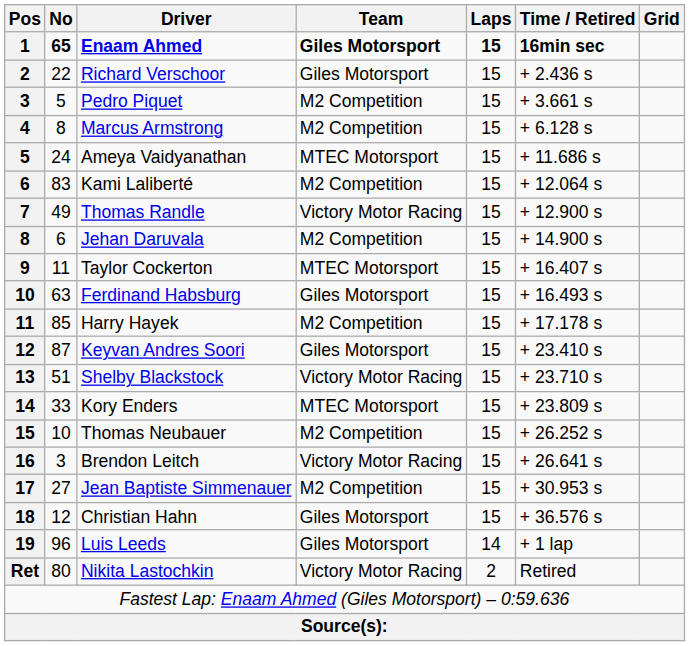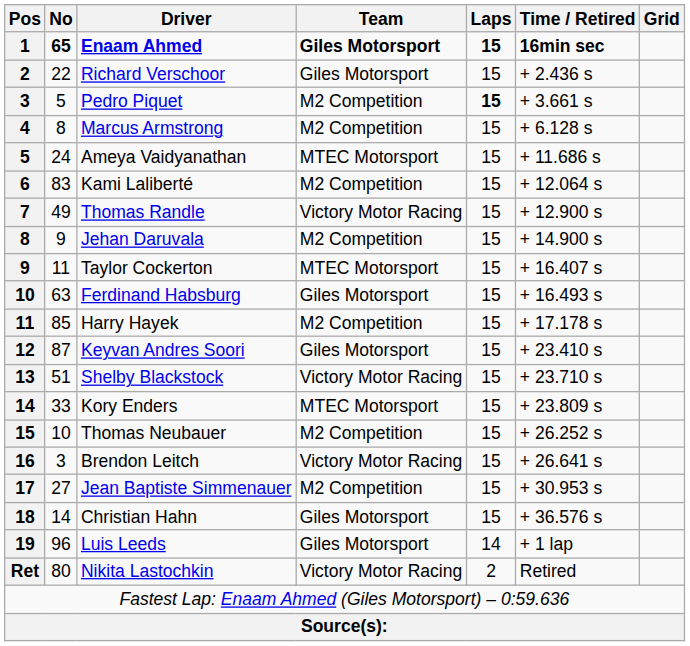(491, 101) normal -> (491, 101) bold
(61, 239) 6 -> (61, 239) 9
(61, 516) 12 -> (61, 516) 14
